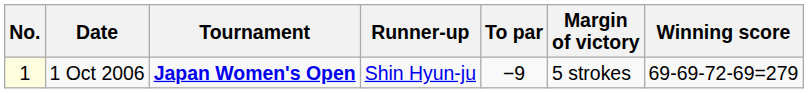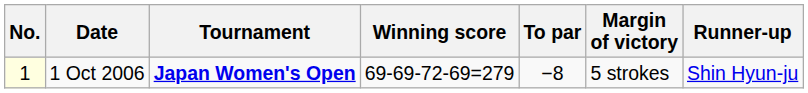columns swapped: (723, 31) <-> (420, 31)
(514, 73) −9 -> (552, 73) −8
